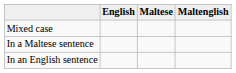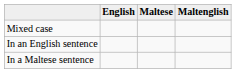rows swapped: (50, 44) <-> (52, 60)
